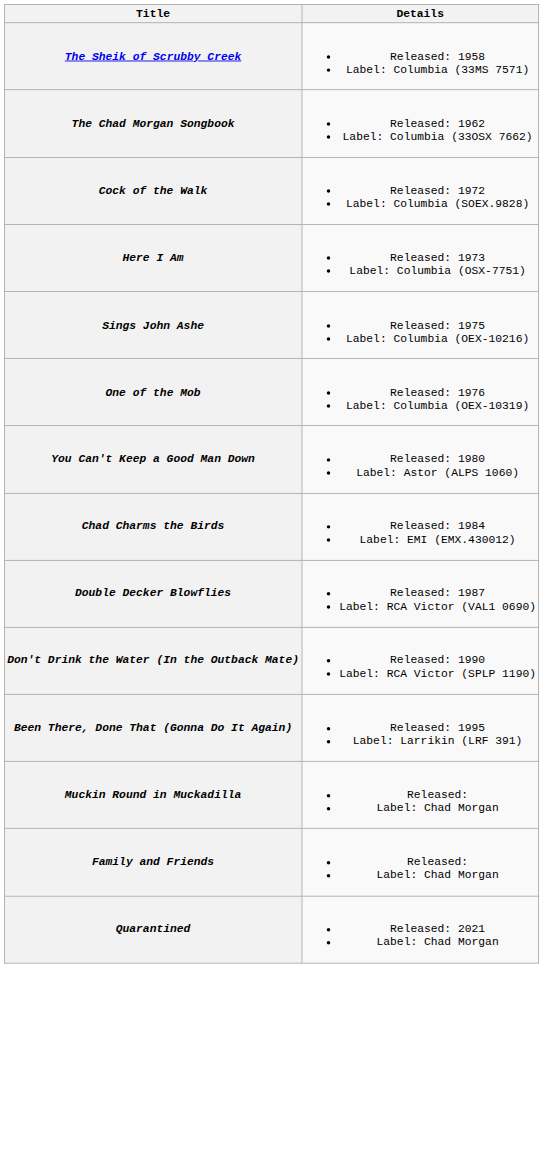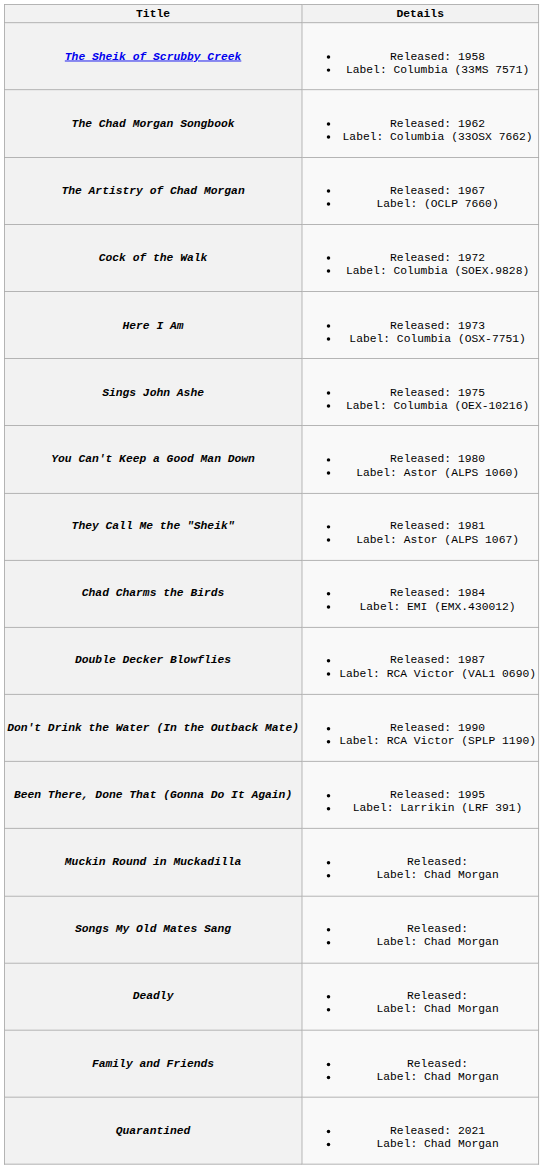+ row: (153, 191)
- row: (153, 392)
+ row: (153, 527)
+ row: (153, 929)
+ row: (153, 997)
